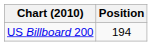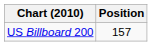(122, 31) 194 -> (122, 31) 157
